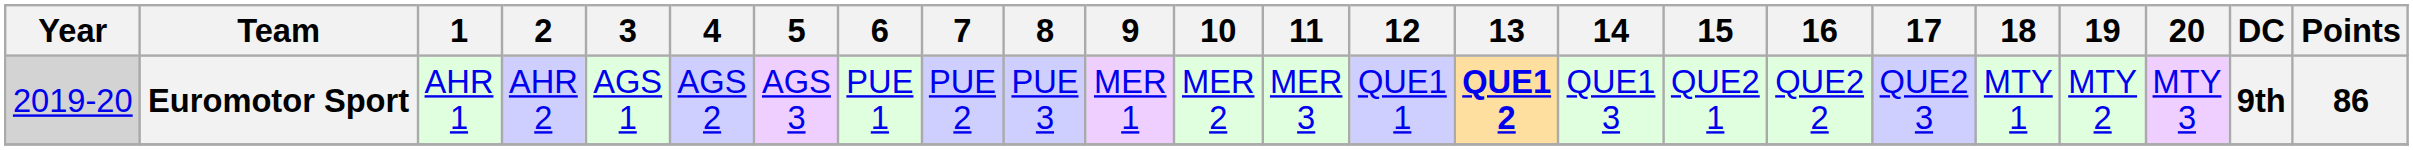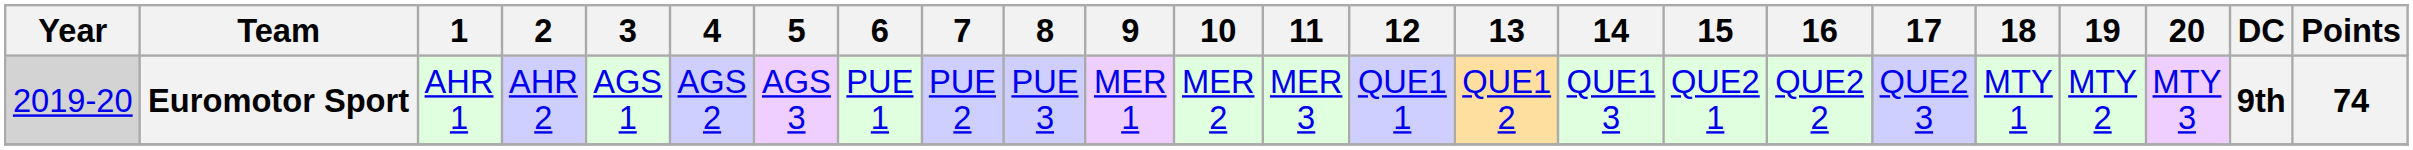(1507, 100) bold -> (1507, 100) normal
(2351, 100) 86 -> (2351, 100) 74
